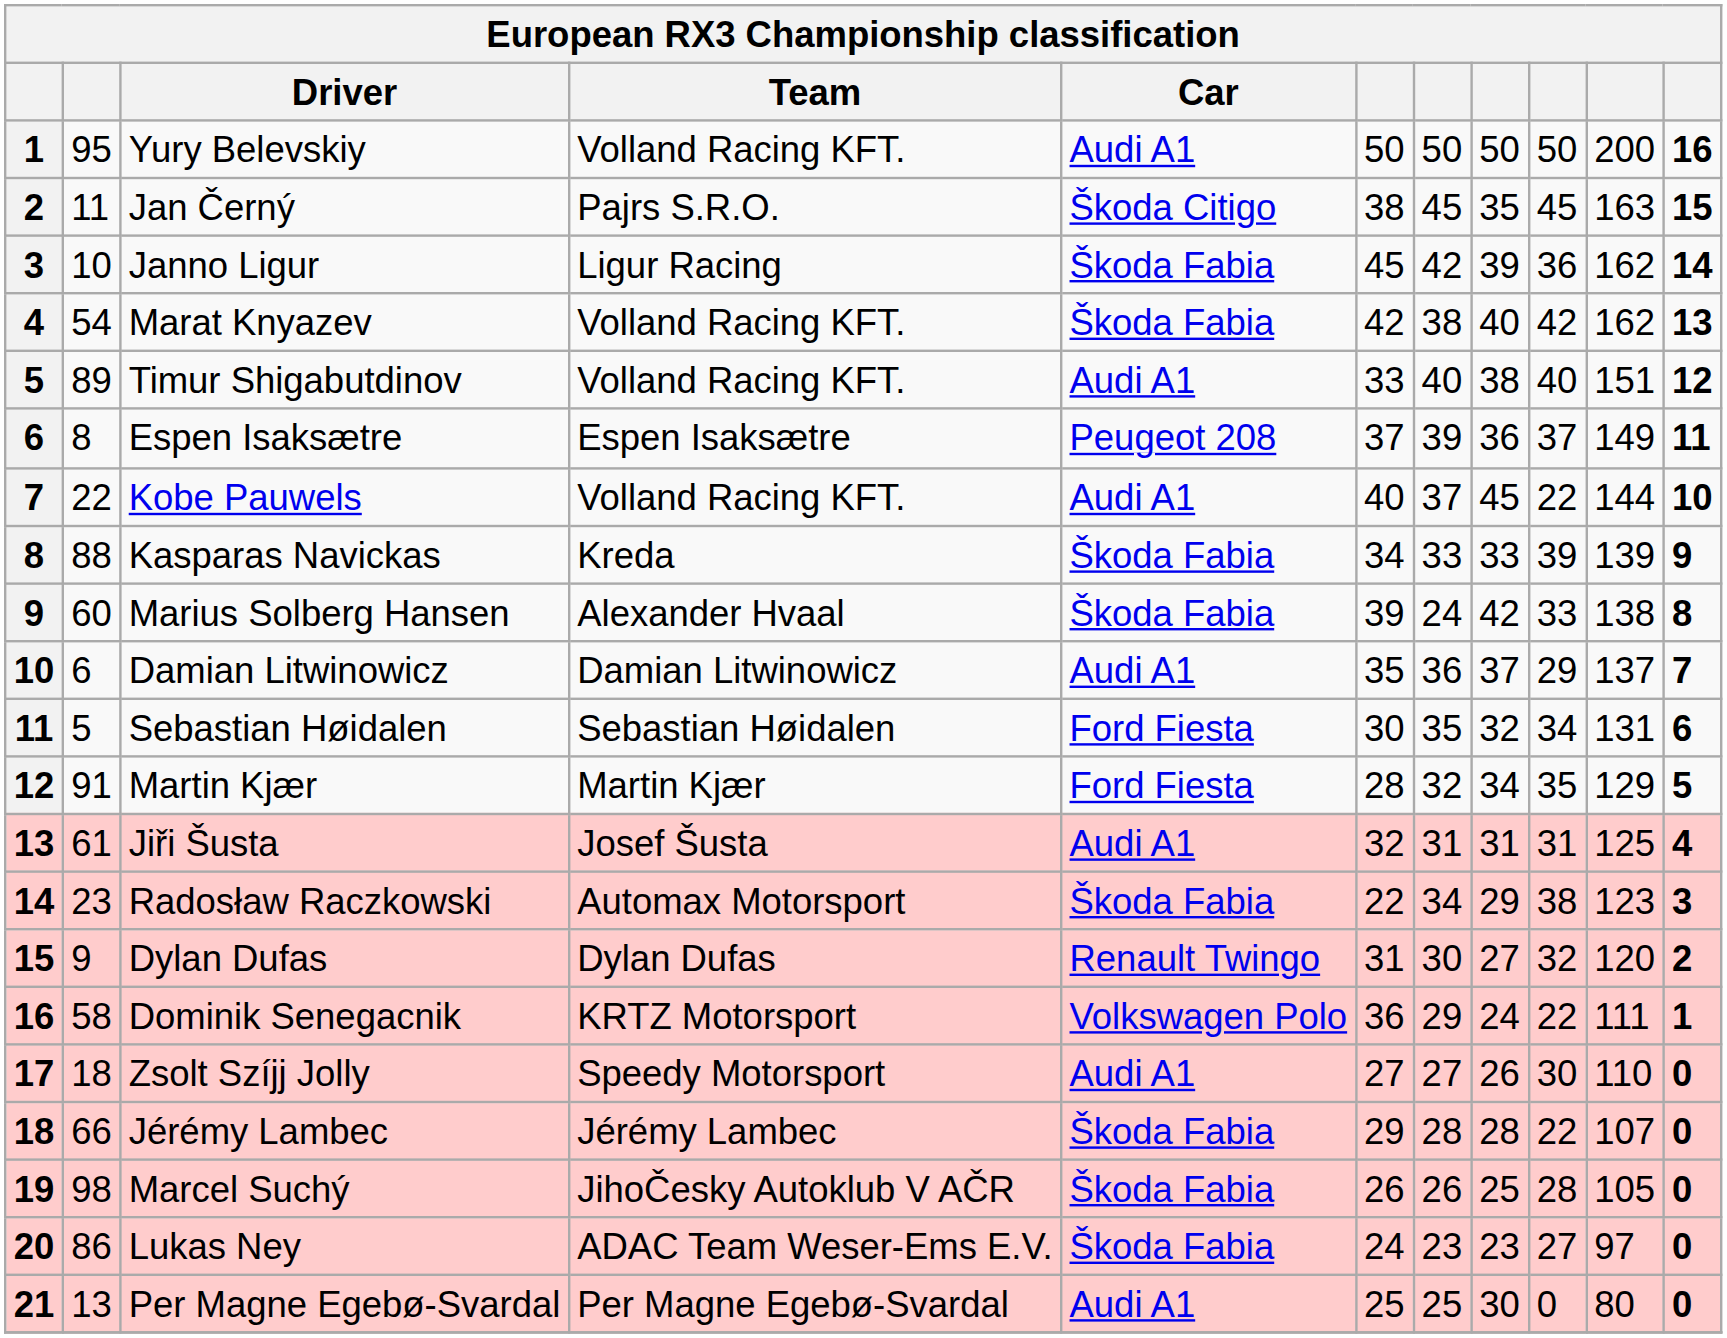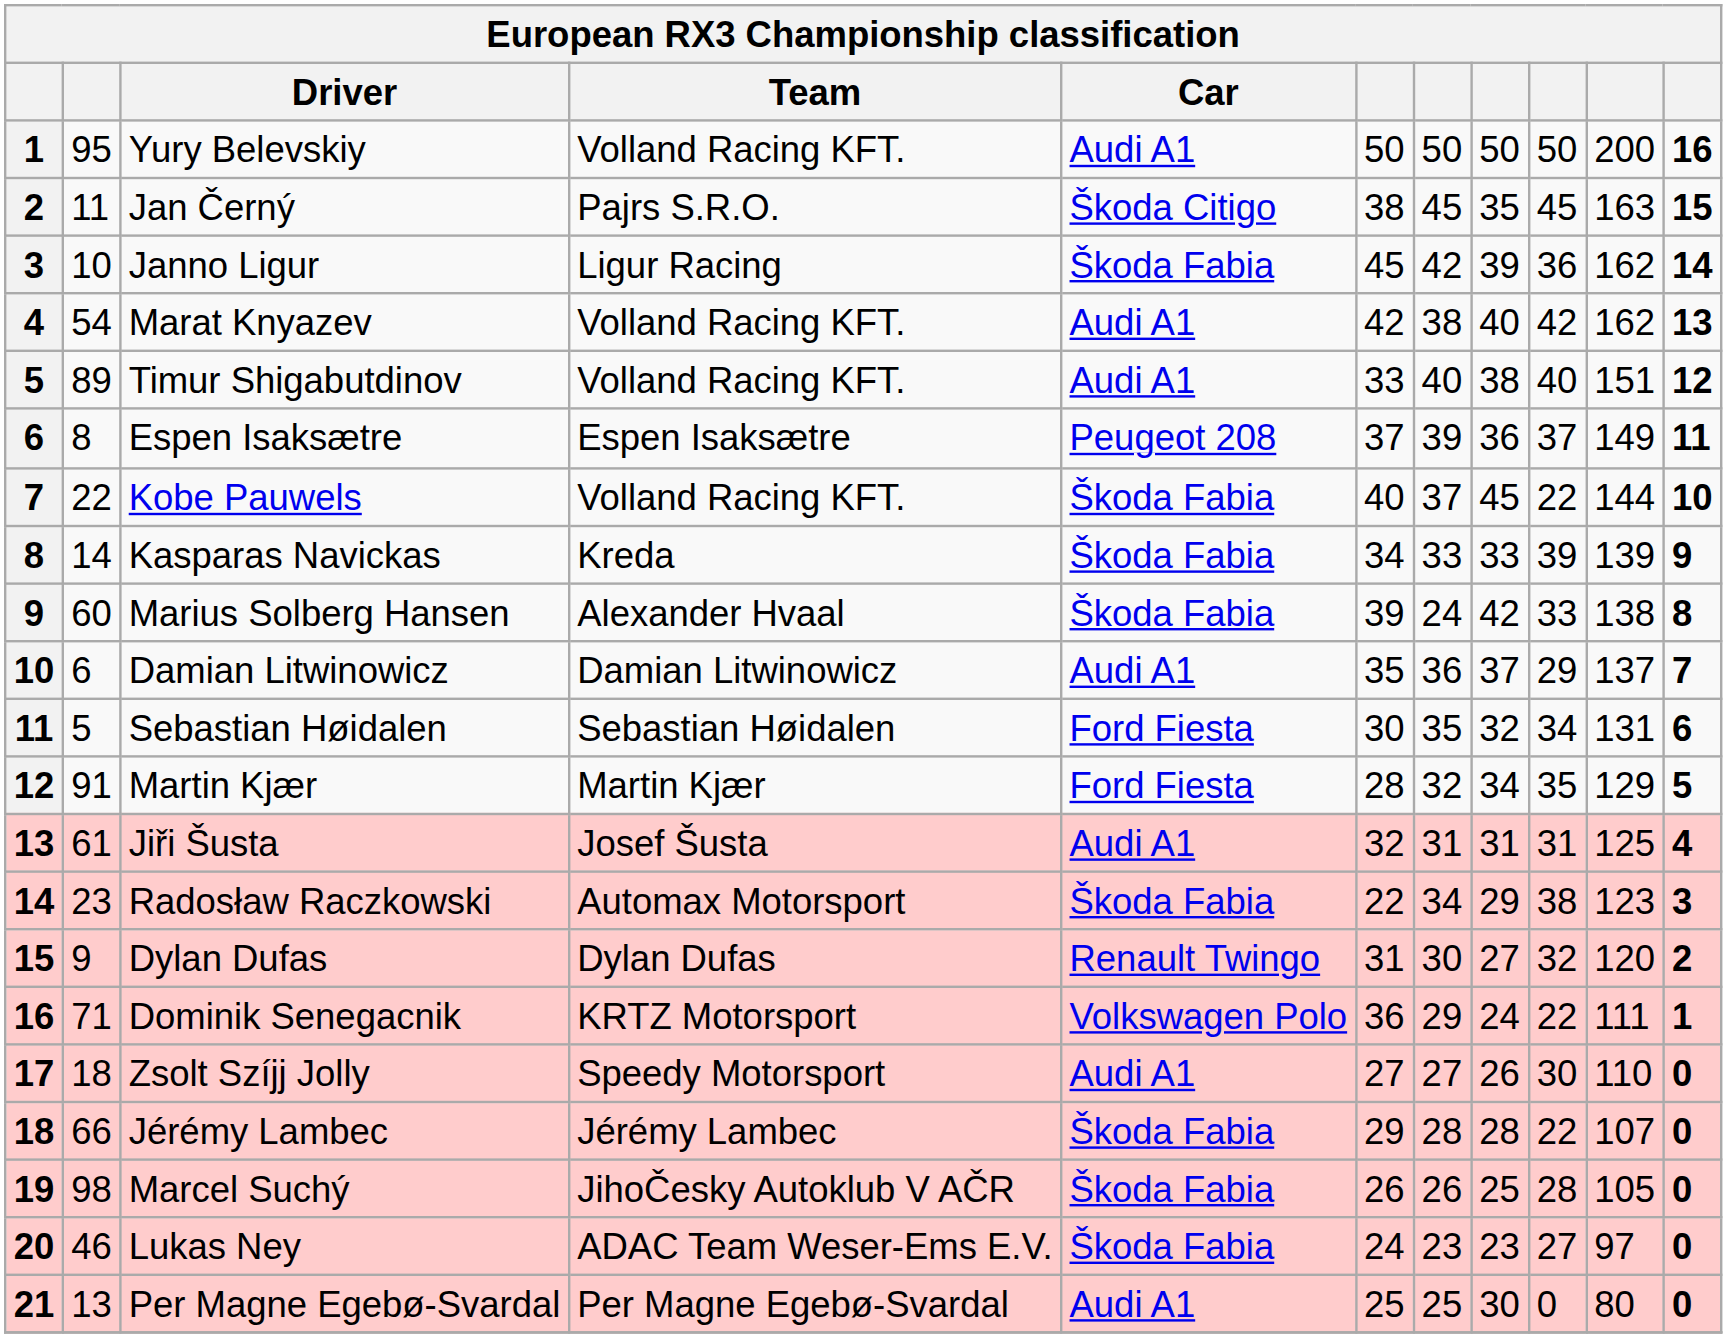(1172, 323) Škoda Fabia -> (1132, 323) Audi A1
(1132, 496) Audi A1 -> (1172, 496) Škoda Fabia
(91, 554) 88 -> (91, 554) 14
(91, 1016) 58 -> (91, 1016) 71
(91, 1247) 86 -> (91, 1247) 46
